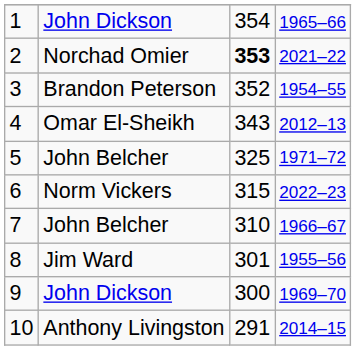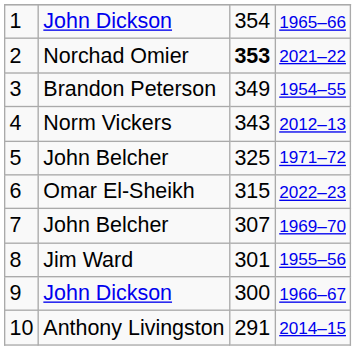(252, 89) 352 -> (252, 89) 349
(119, 123) Omar El-Sheikh -> (107, 123) Norm Vickers
(107, 191) Norm Vickers -> (119, 191) Omar El-Sheikh
(252, 225) 310 -> (252, 225) 307
(313, 226) 1966–67 -> (313, 226) 1969–70
(313, 294) 1969–70 -> (313, 294) 1966–67
